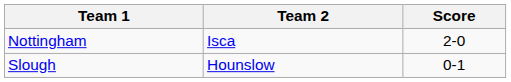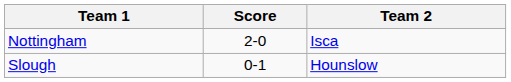columns swapped: (303, 16) <-> (454, 16)
